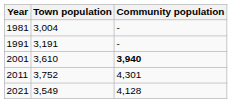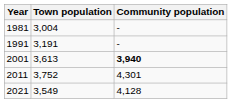(46, 59) 3,610 -> (46, 59) 3,613
